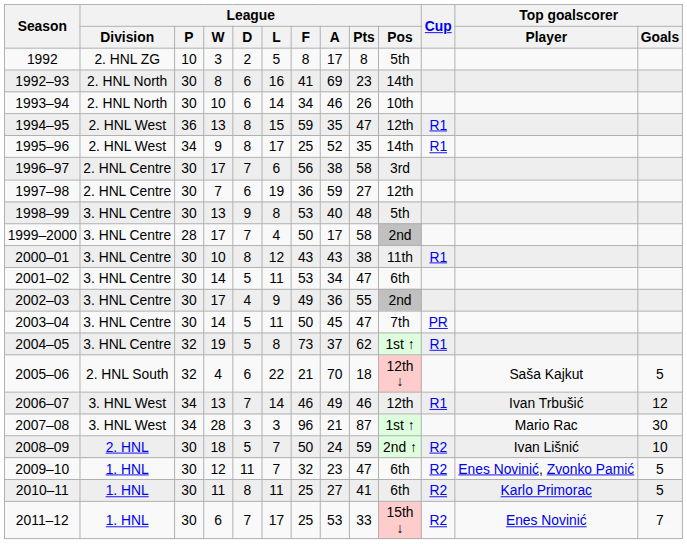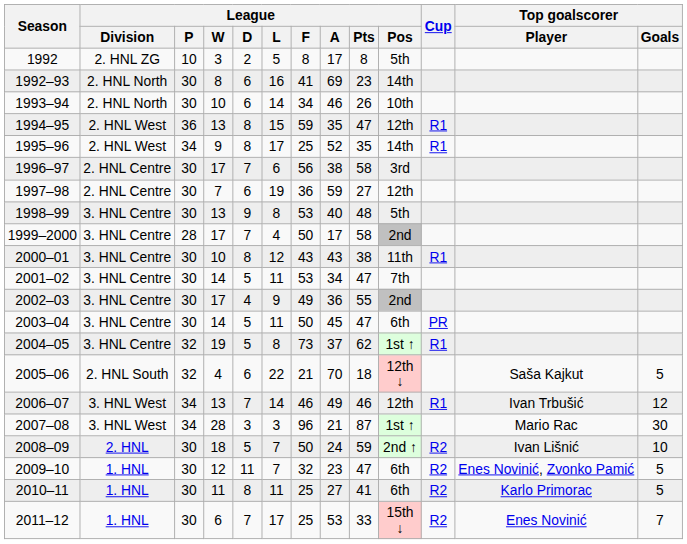(400, 278) 6th -> (400, 278) 7th
(400, 322) 7th -> (400, 322) 6th
